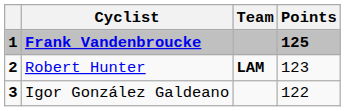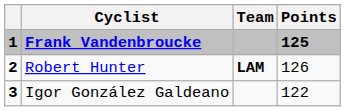(295, 68) 123 -> (295, 68) 126
